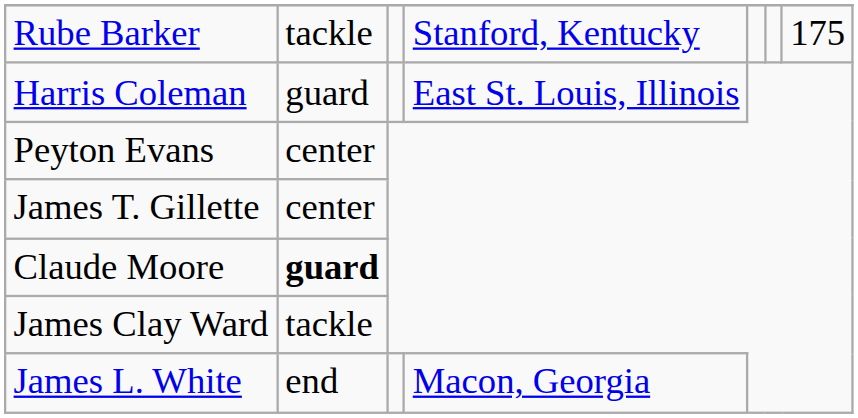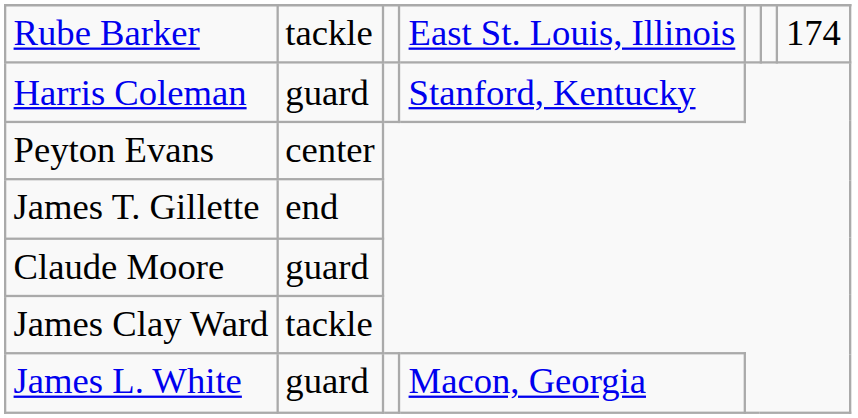(556, 33) Stanford, Kentucky -> (572, 33) East St. Louis, Illinois
(818, 33) 175 -> (813, 33) 174
(576, 91) East St. Louis, Illinois -> (552, 91) Stanford, Kentucky
(330, 207) center -> (312, 207) end
(332, 265) bold -> (327, 265) normal
(312, 382) end -> (327, 382) guard
